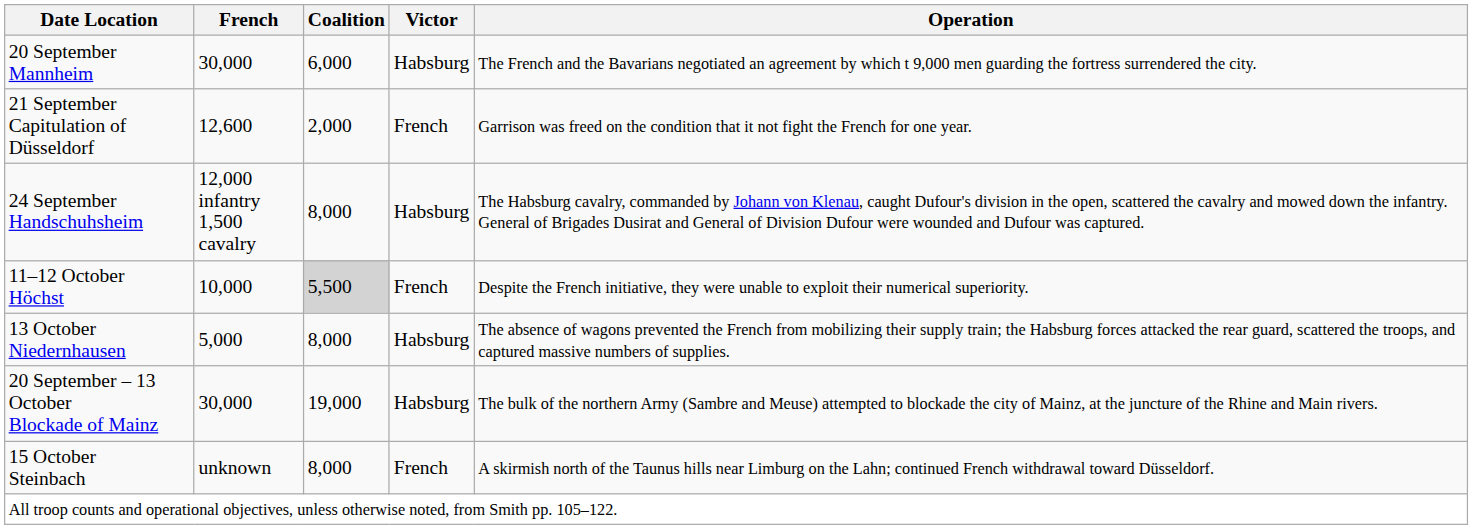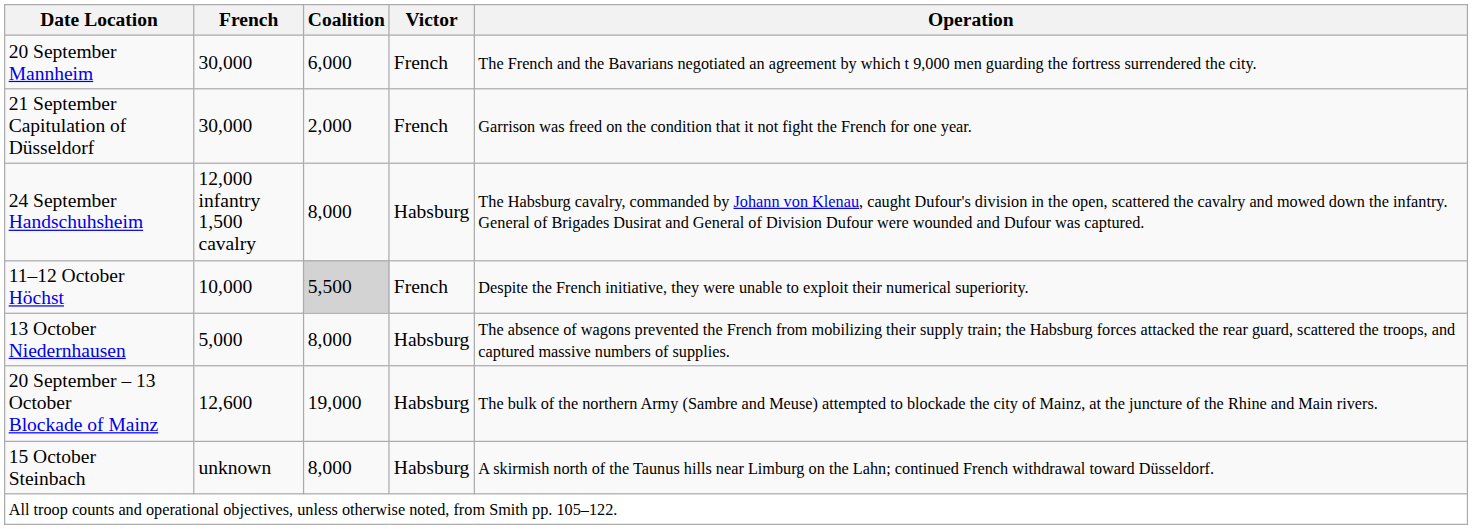(432, 61) Habsburg -> (421, 61) French
(225, 125) 12,600 -> (225, 125) 30,000
(225, 403) 30,000 -> (225, 403) 12,600
(421, 467) French -> (432, 467) Habsburg
